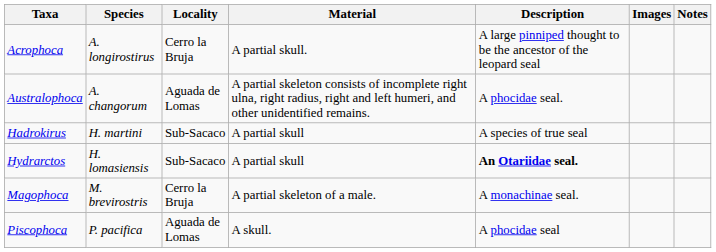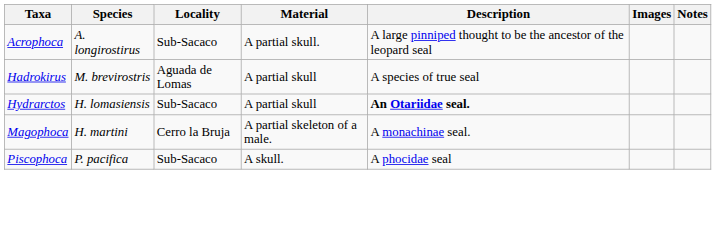(186, 49) Cerro la Bruja -> (187, 42) Sub-Sacaco
- row: (45, 98)
(115, 133) H. martini -> (112, 76) M. brevirostris
(195, 133) Sub-Sacaco -> (184, 76) Aguada de Lomas
(118, 195) M. brevirostris -> (101, 131) H. martini
(192, 230) Aguada de Lomas -> (187, 159) Sub-Sacaco
